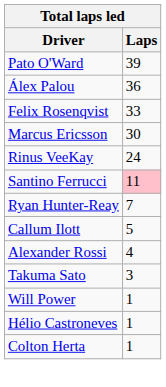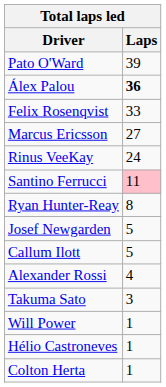(133, 87) normal -> (133, 87) bold
(133, 134) 30 -> (133, 134) 27
(130, 205) 7 -> (130, 205) 8
+ row: (59, 228)
